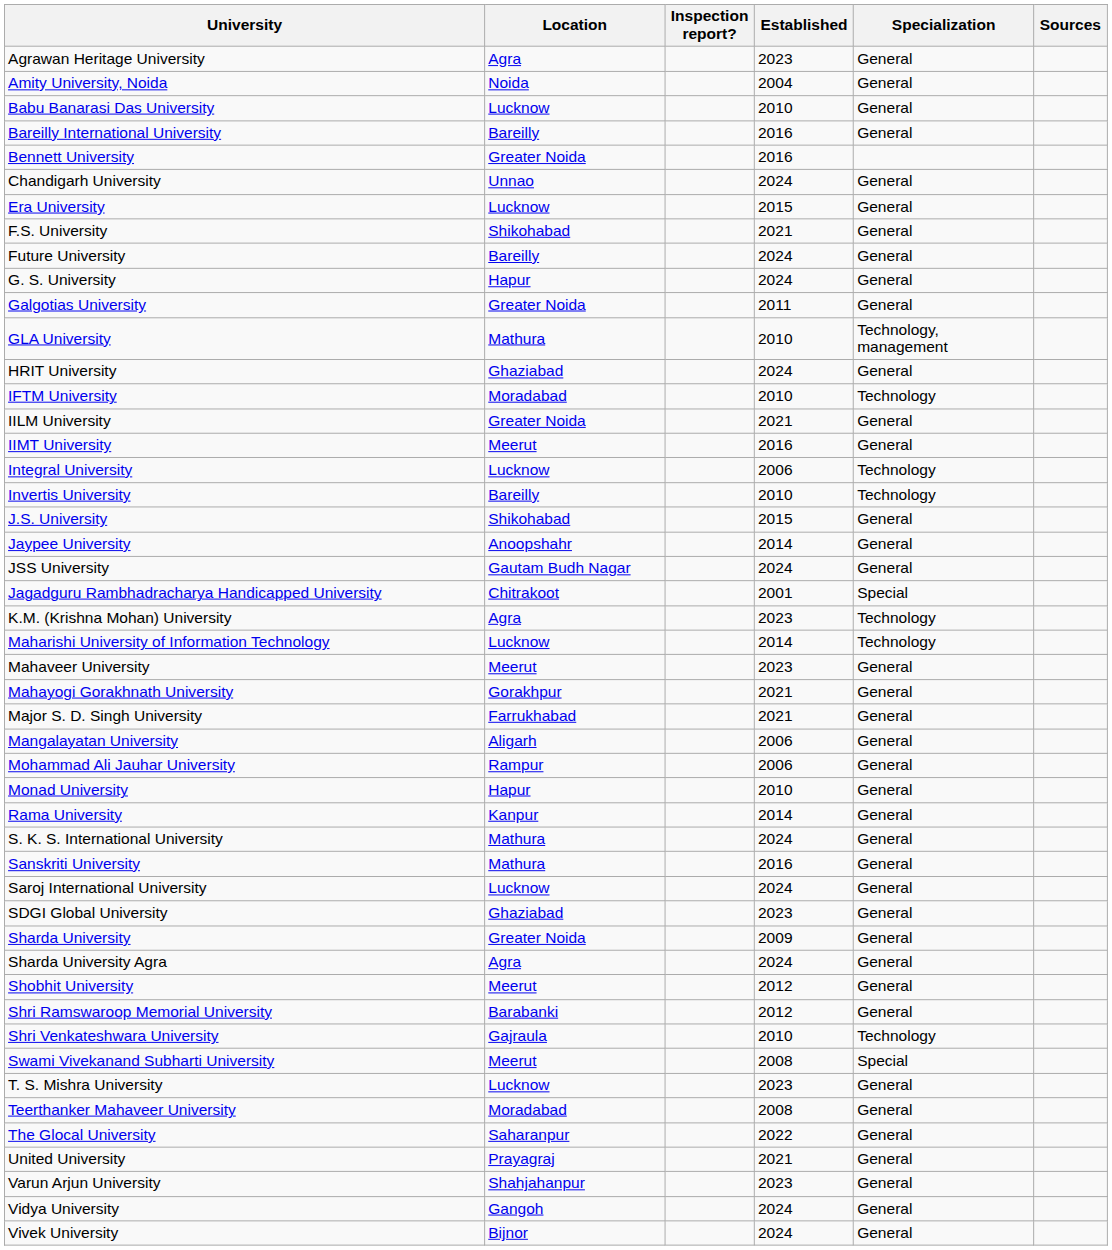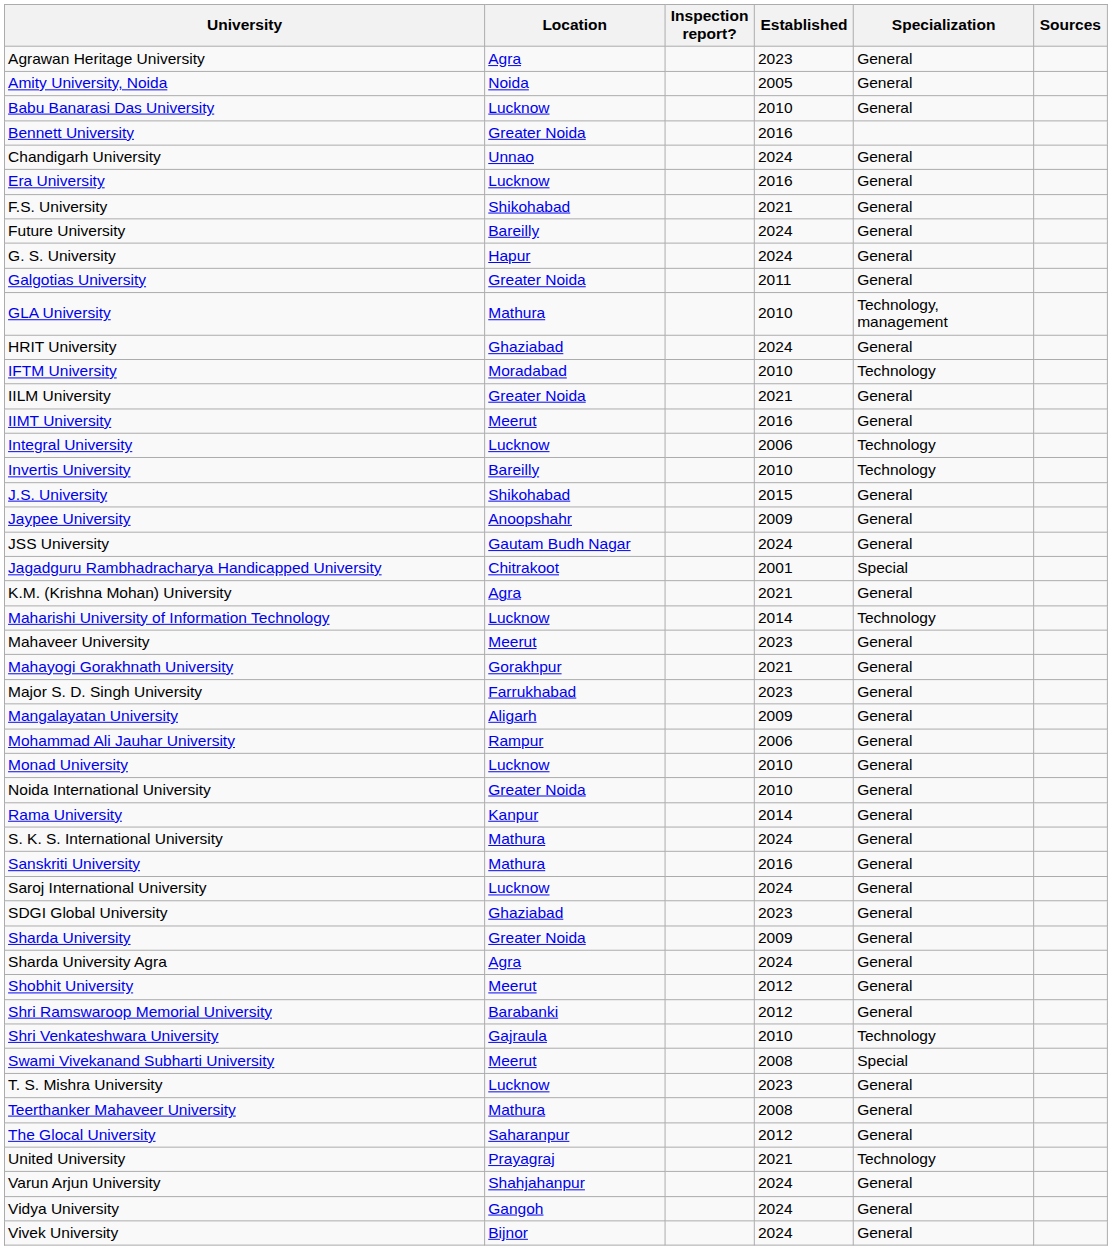(775, 83) 2004 -> (775, 83) 2005
- row: (115, 132)
(775, 206) 2015 -> (775, 181) 2016
(775, 544) 2014 -> (775, 519) 2009
(775, 617) 2023 -> (775, 593) 2021
(896, 617) Technology -> (885, 593) General
(775, 716) 2021 -> (775, 691) 2023
(775, 740) 2006 -> (775, 716) 2009
(509, 790) Hapur -> (519, 765) Lucknow
+ row: (109, 790)
(528, 1110) Moradabad -> (517, 1110) Mathura
(775, 1134) 2022 -> (775, 1134) 2012
(885, 1159) General -> (896, 1159) Technology
(775, 1183) 2023 -> (775, 1183) 2024
